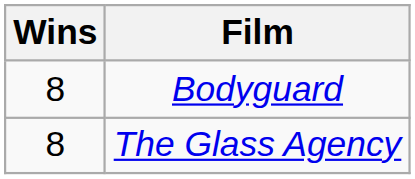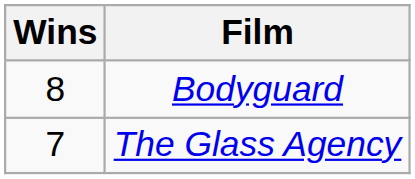(55, 144) 8 -> (55, 144) 7
